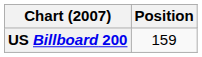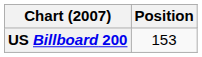(164, 40) 159 -> (164, 40) 153
